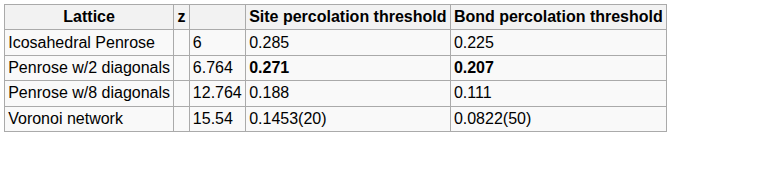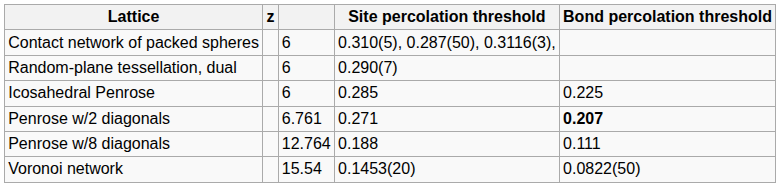+ row: (134, 42)
+ row: (122, 67)
(213, 67) 6.764 -> (302, 118) 6.761
(269, 67) bold -> (358, 118) normal
